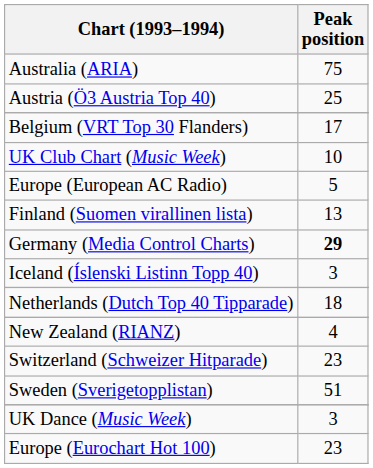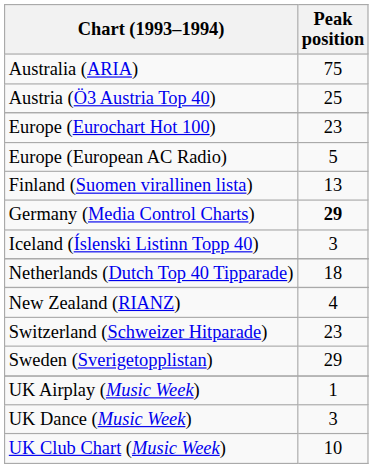- row: (128, 127)
rows swapped: (112, 448) <-> (117, 156)
(333, 389) 51 -> (333, 360) 29
+ row: (104, 389)
